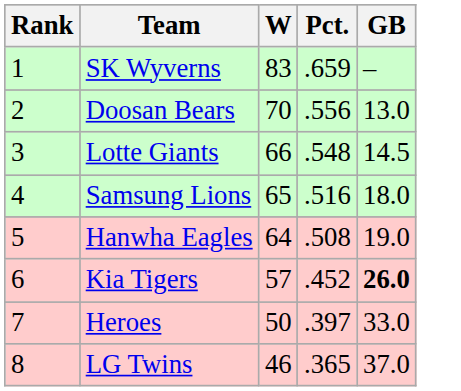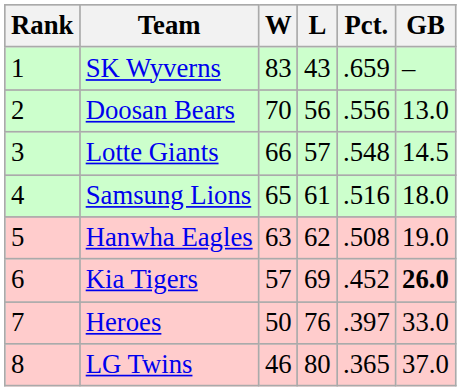+ column: (317, 25)
(278, 237) 64 -> (278, 237) 63
